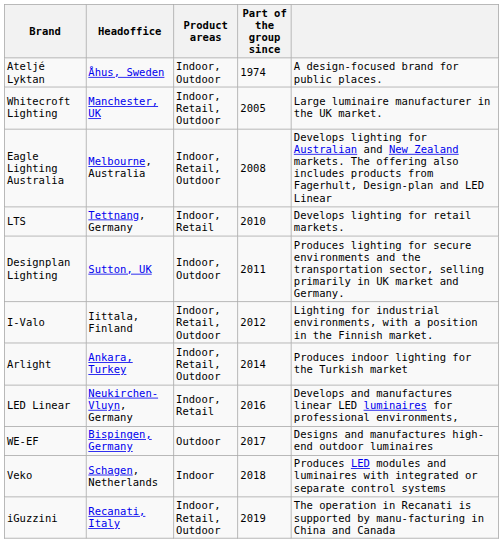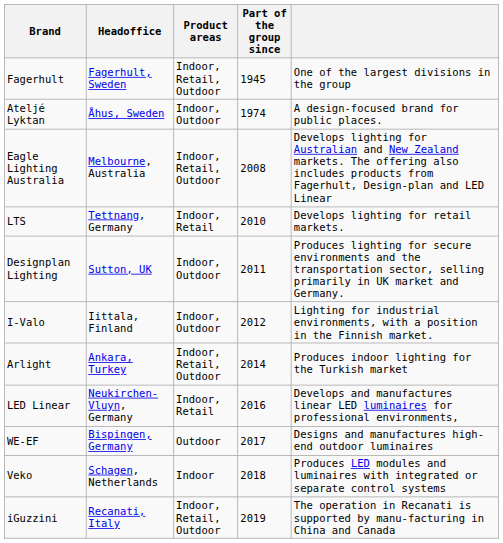+ row: (35, 79)
- row: (39, 108)
(198, 323) Indoor, Retail, Outdoor -> (198, 323) Indoor, Outdoor
